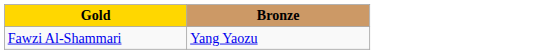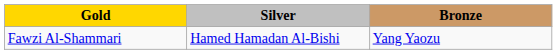+ column: (278, 15)
